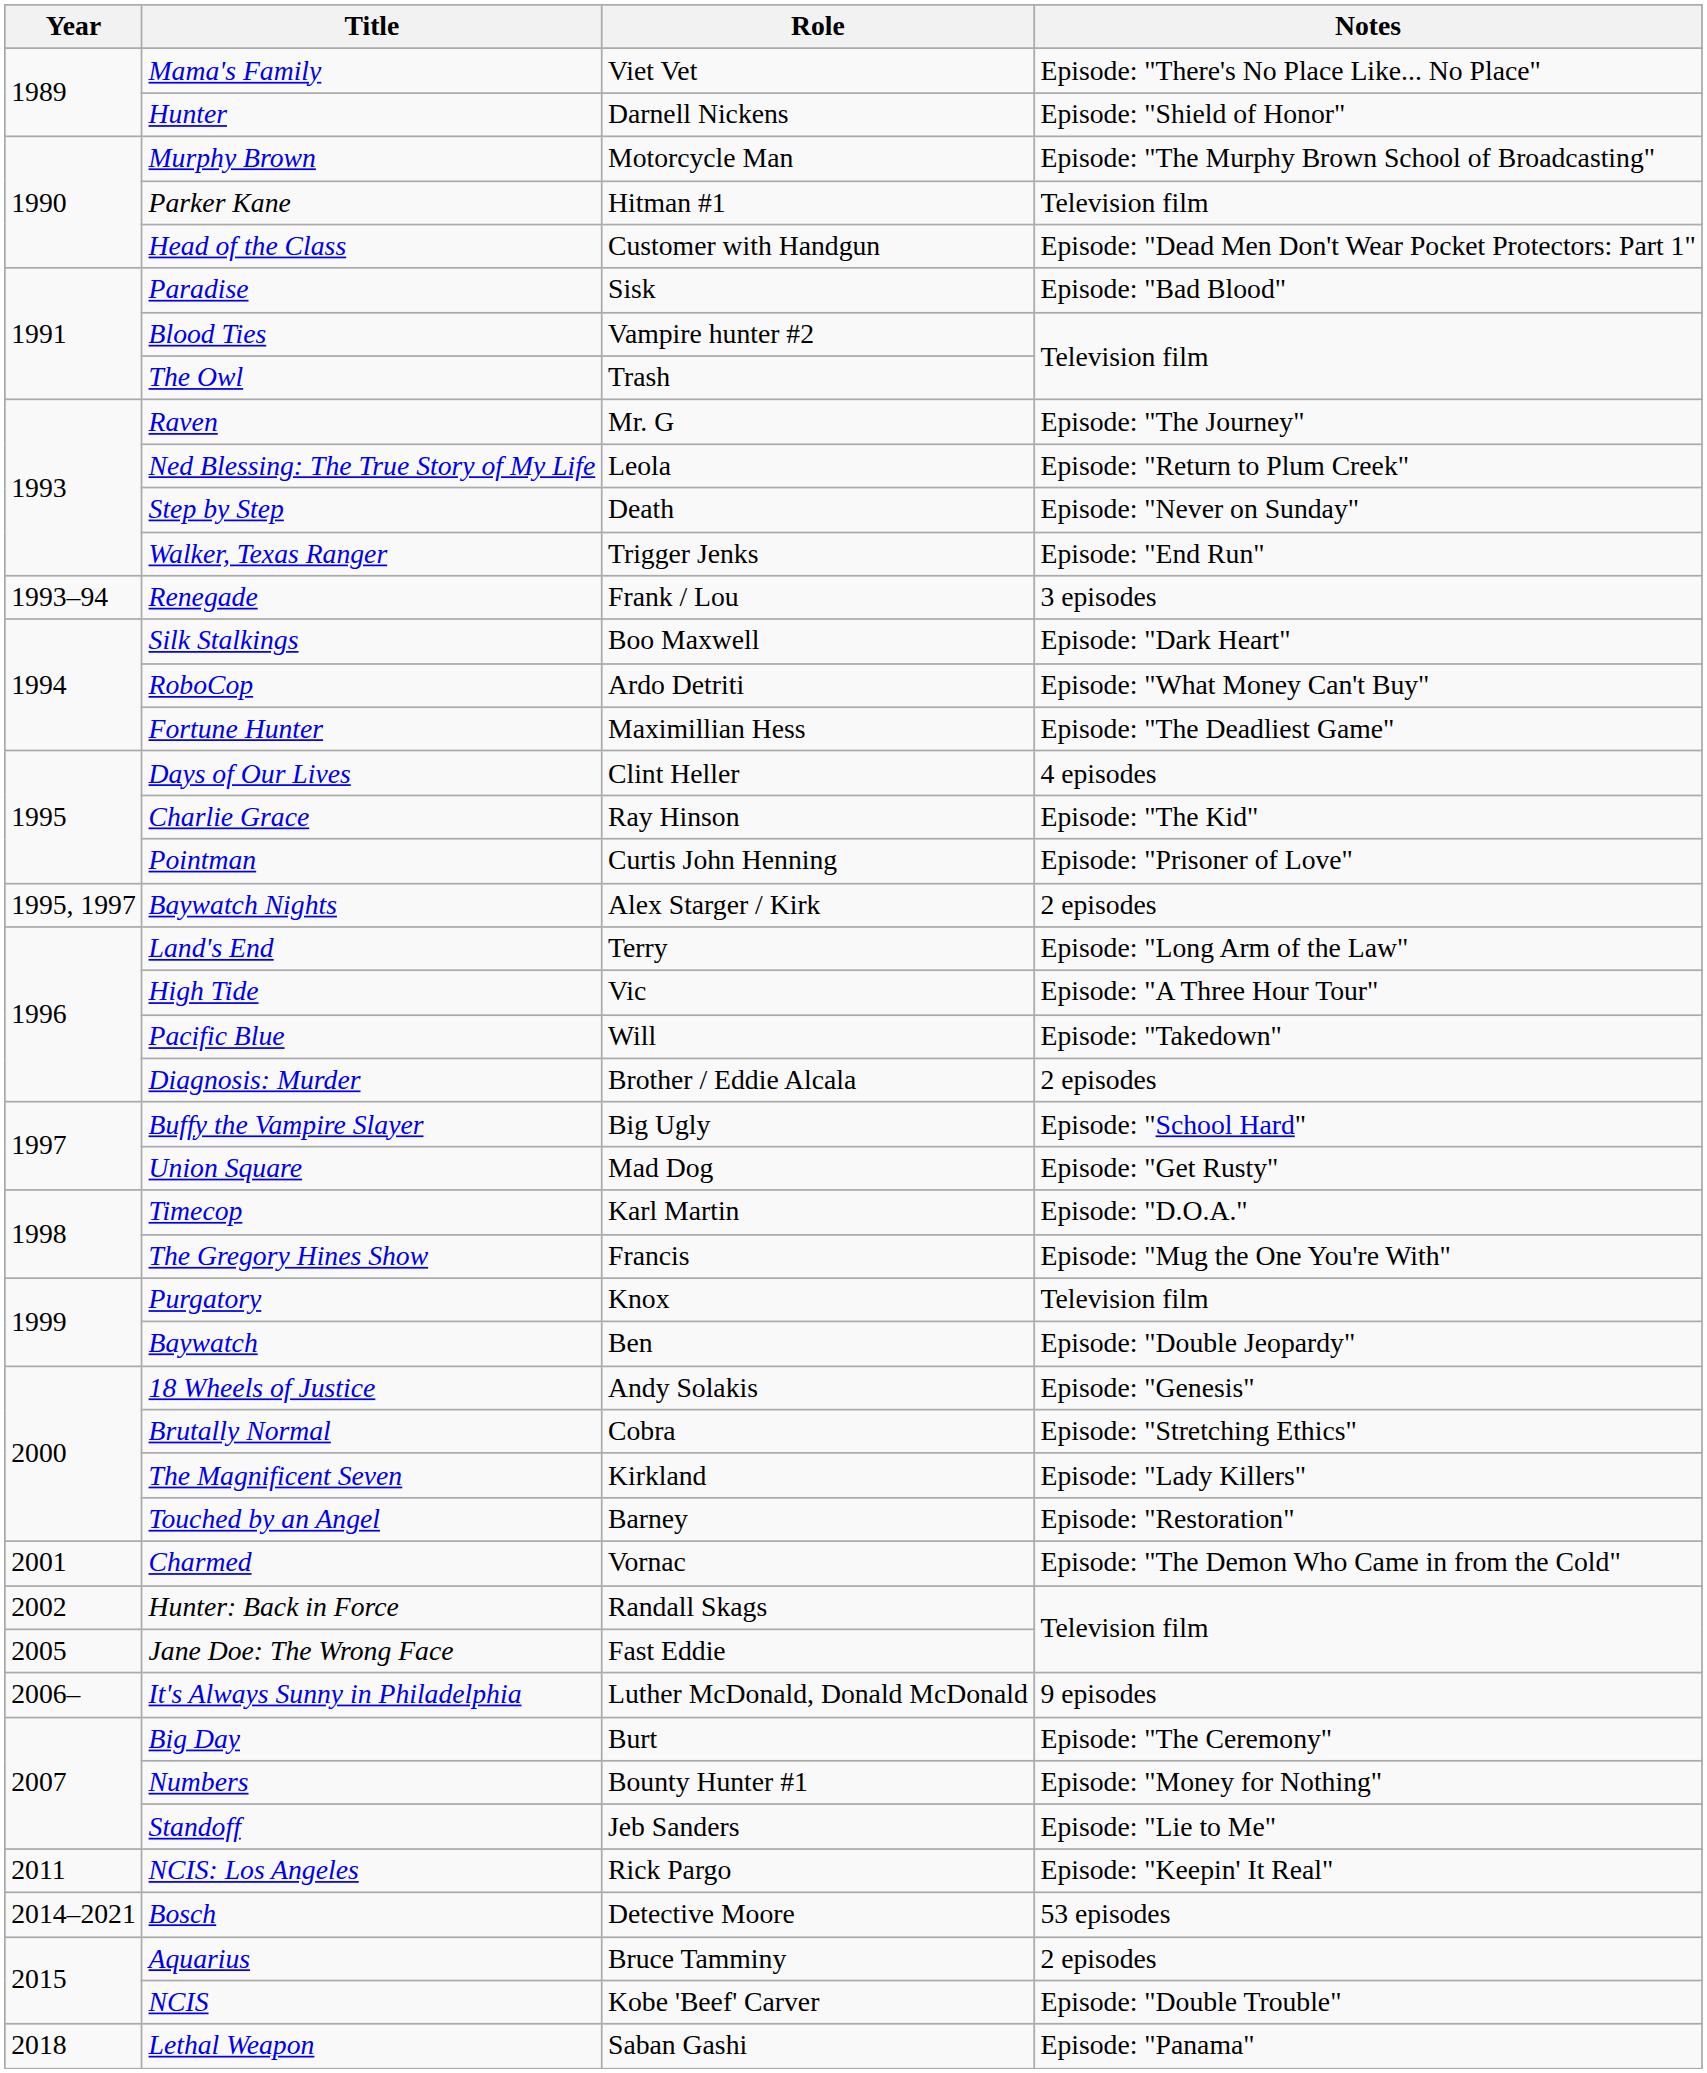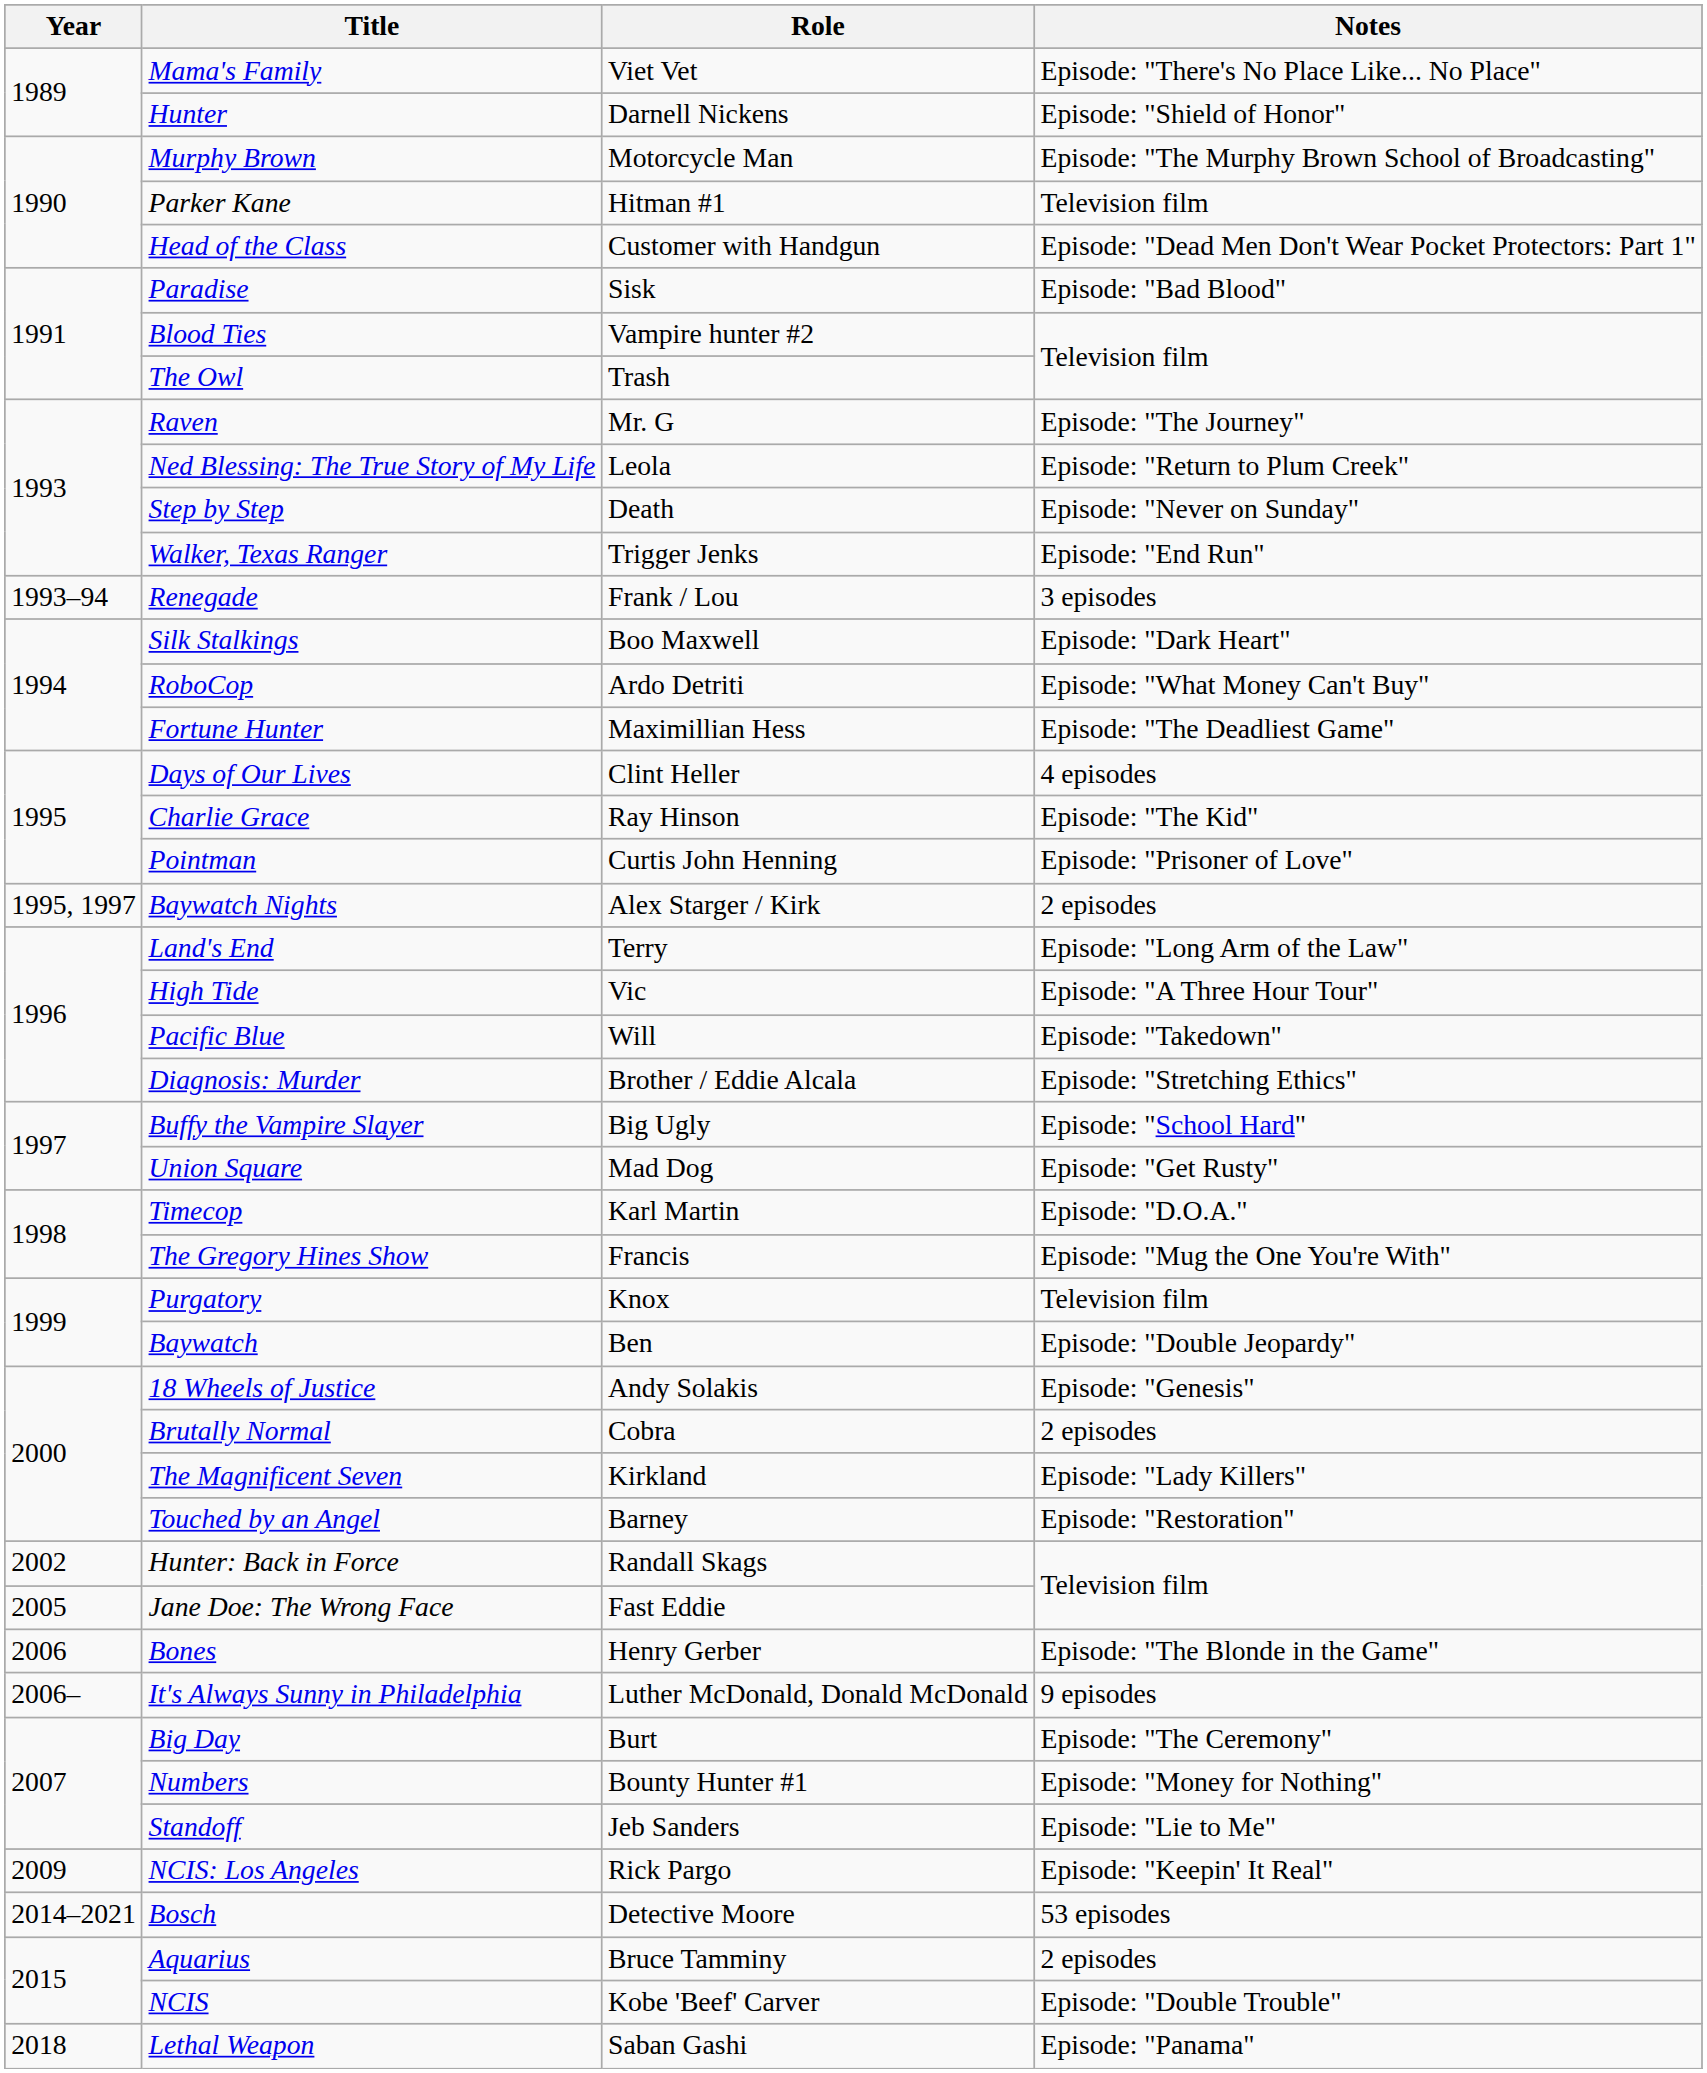(1099, 1080) 2 episodes -> (1199, 1080) Episode: "Stretching Ethics"
(1199, 1431) Episode: "Stretching Ethics" -> (1099, 1431) 2 episodes
- row: (200, 1562)
+ row: (182, 1650)
(38, 1870) 2011 -> (39, 1870) 2009
